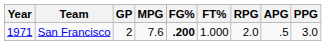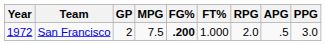(20, 32) 1971 -> (20, 32) 1972
(156, 32) 7.6 -> (156, 32) 7.5
